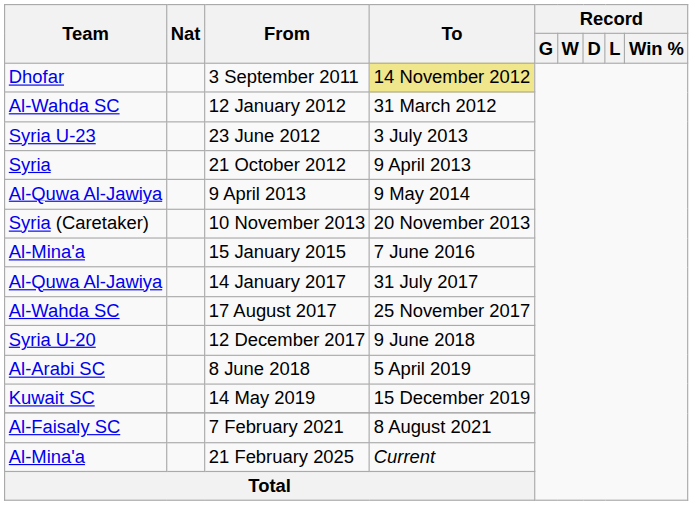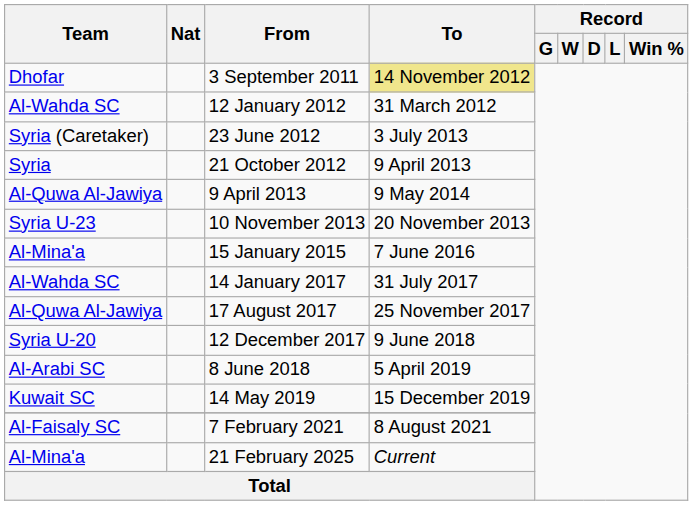(52, 135) Syria U-23 -> (79, 135) Syria (Caretaker)
(79, 223) Syria (Caretaker) -> (52, 223) Syria U-23
(86, 281) Al-Quwa Al-Jawiya -> (64, 281) Al-Wahda SC
(64, 310) Al-Wahda SC -> (86, 310) Al-Quwa Al-Jawiya
